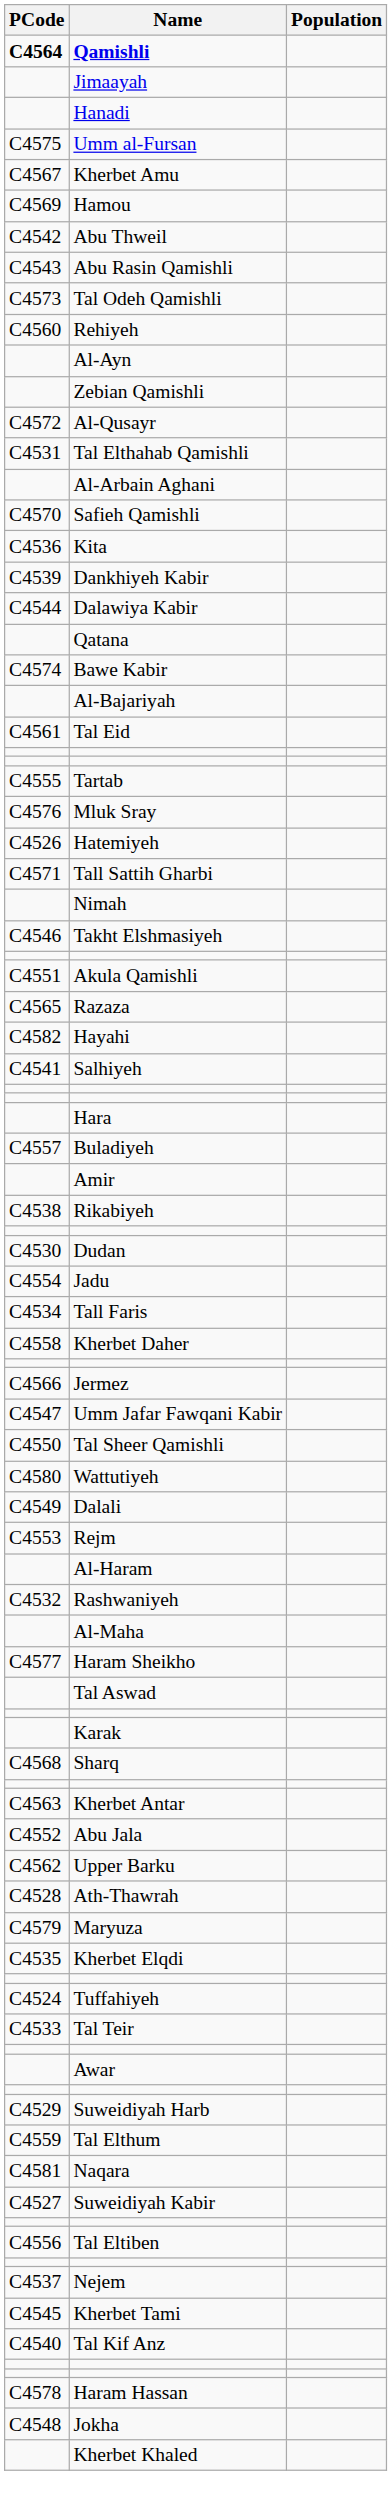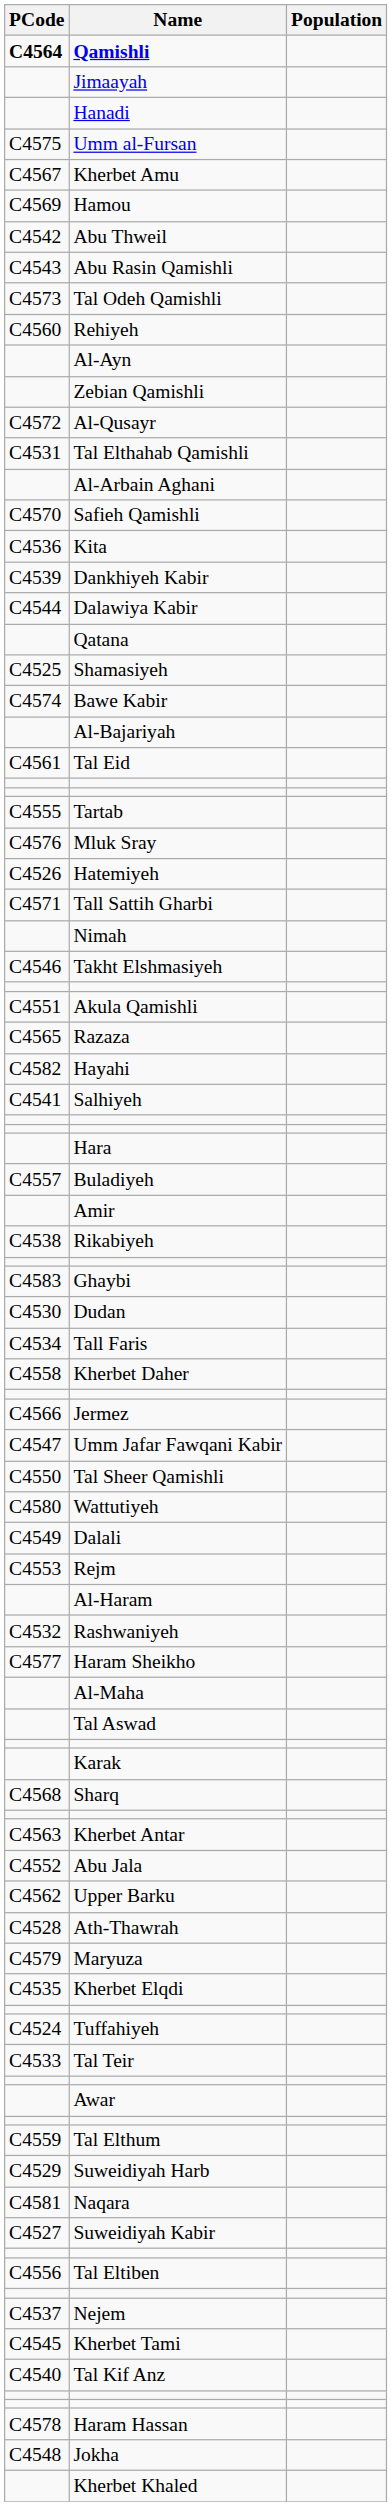+ row: (35, 670)
+ row: (35, 1281)
- row: (35, 1281)
rows swapped: (35, 1661) <-> (37, 1631)
rows swapped: (35, 2140) <-> (35, 2109)
